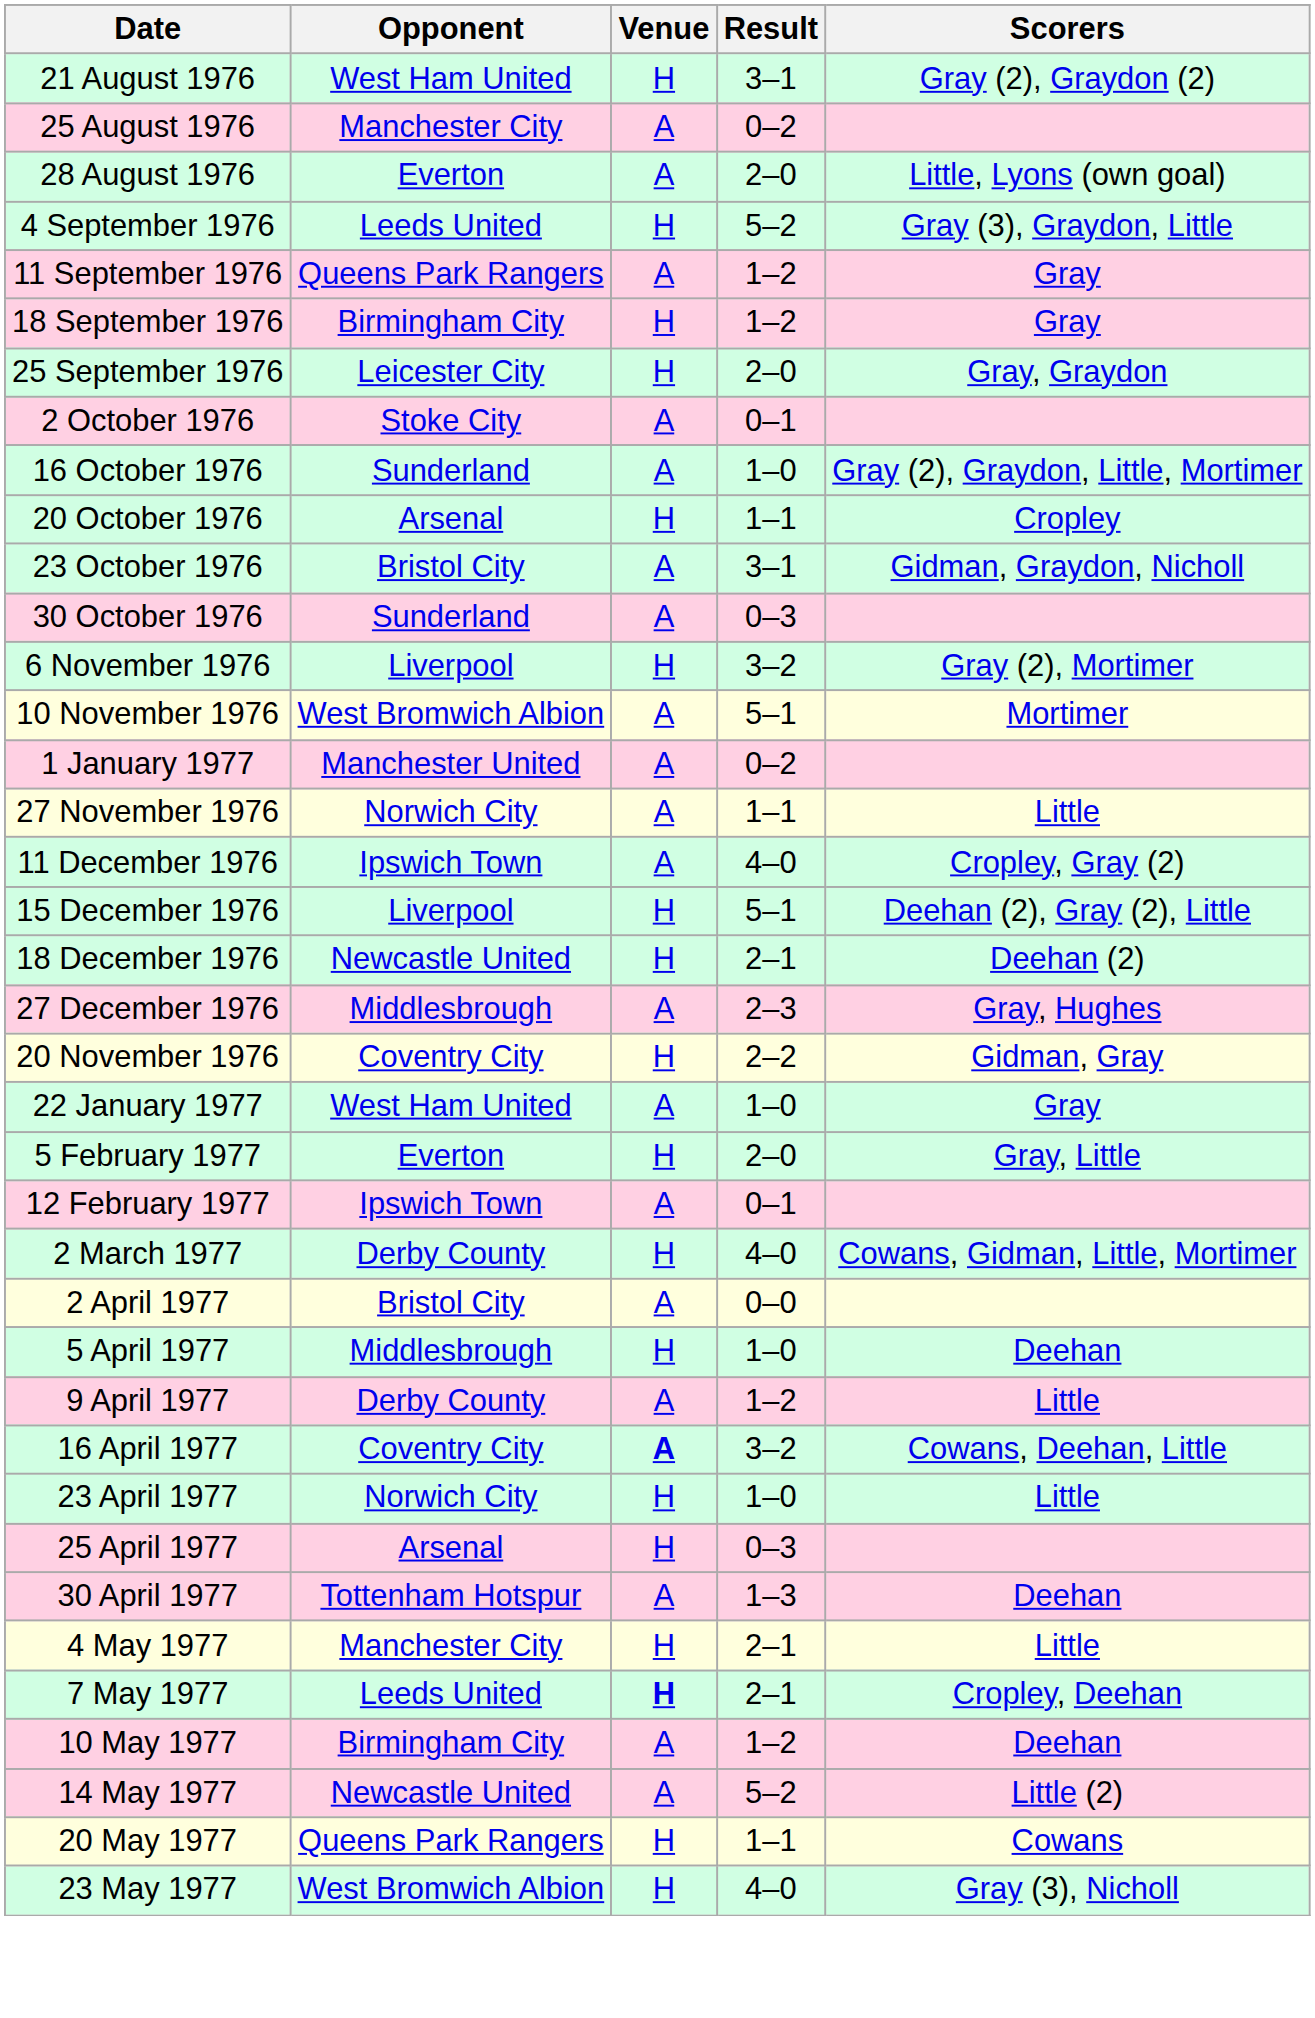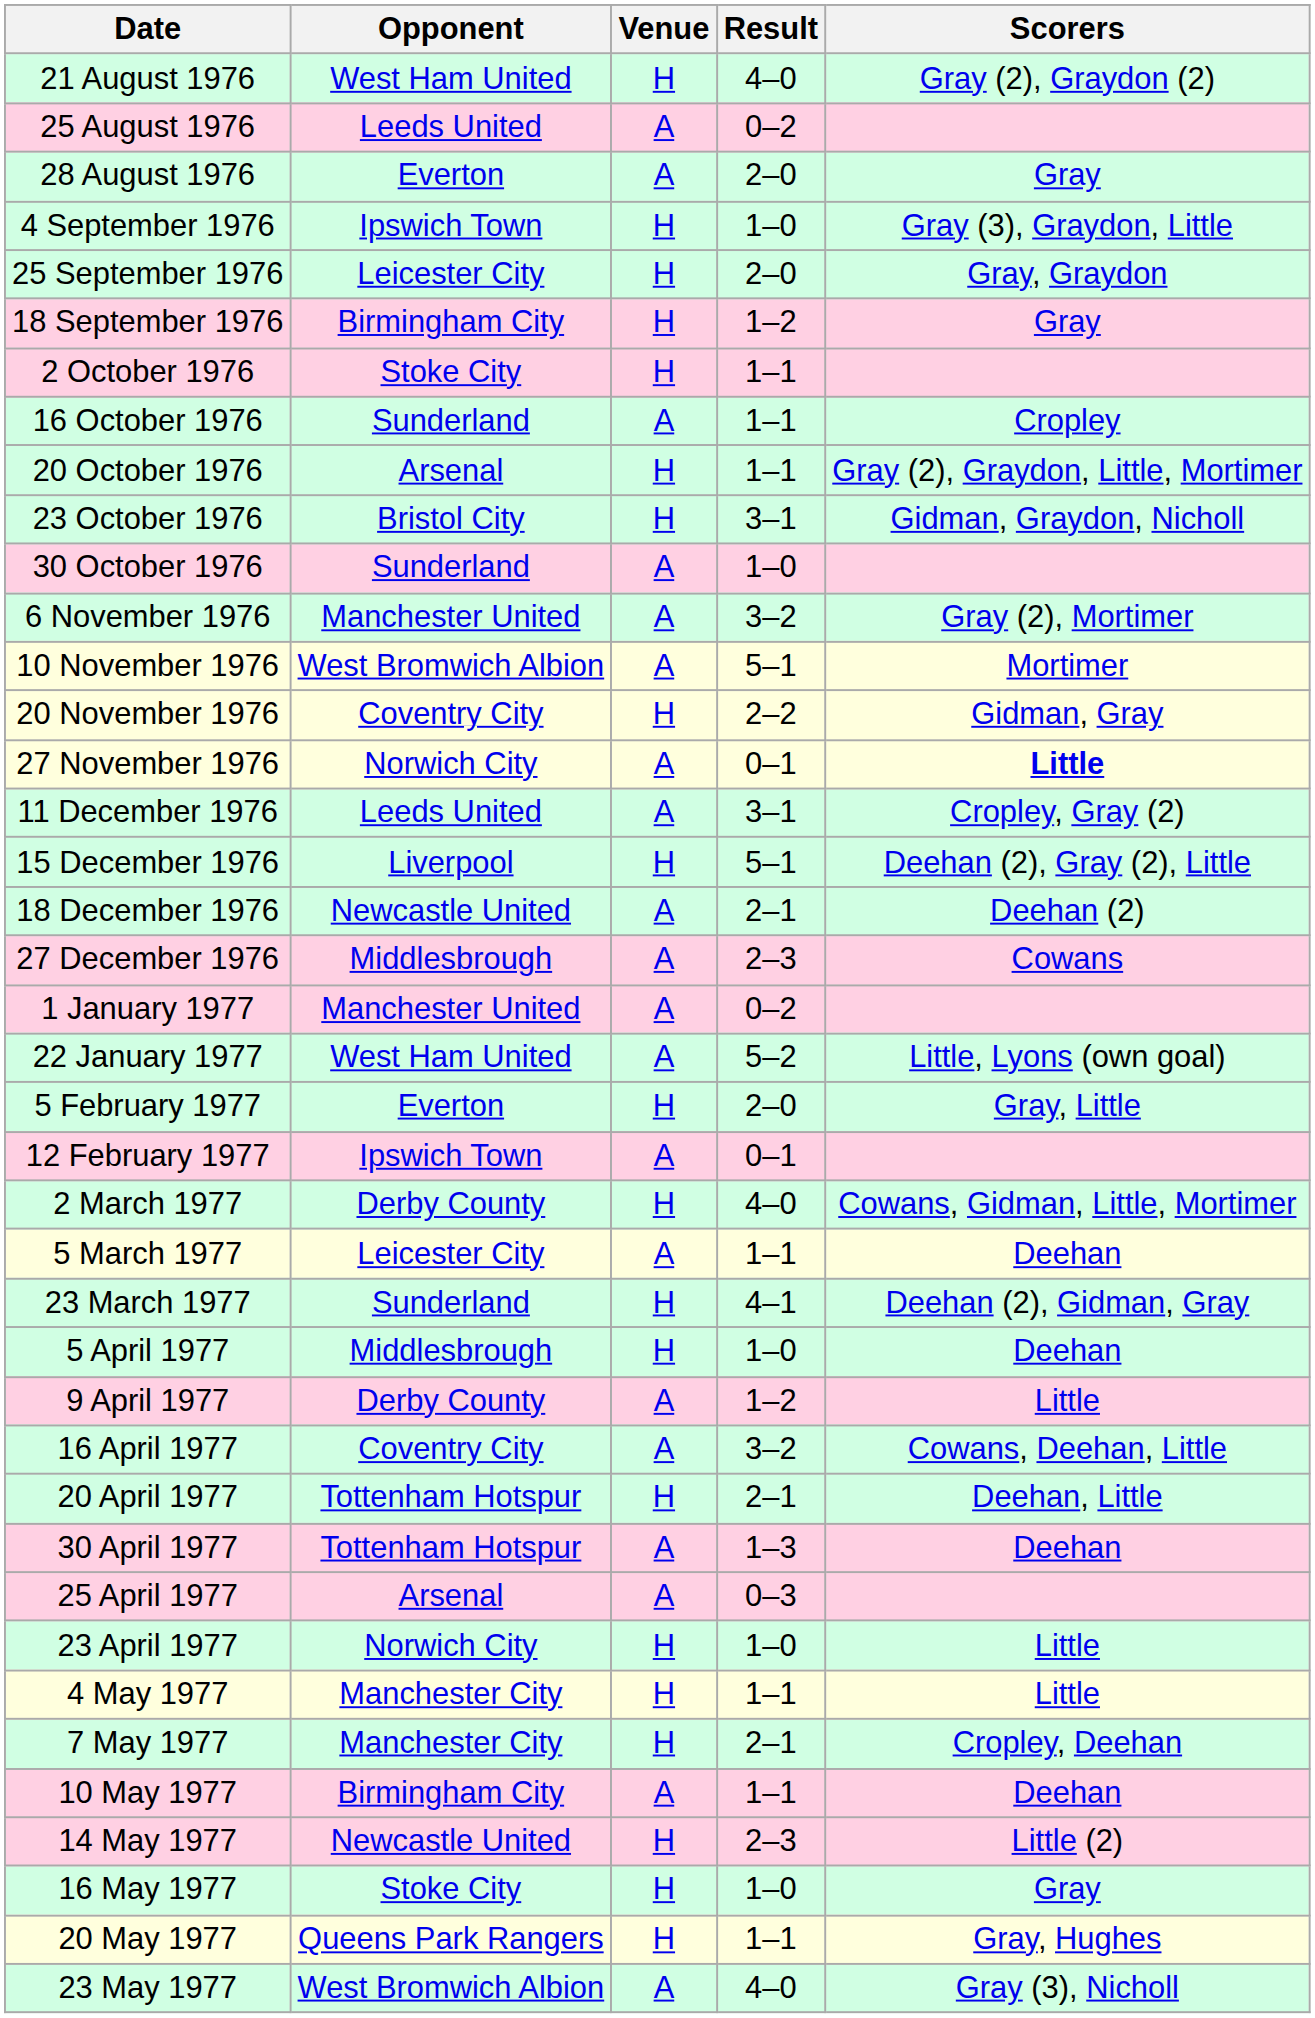(771, 77) 3–1 -> (771, 77) 4–0
(451, 126) Manchester City -> (451, 126) Leeds United
(1067, 175) Little, Lyons (own goal) -> (1067, 175) Gray
(451, 224) Leeds United -> (451, 224) Ipswich Town
(771, 224) 5–2 -> (771, 224) 1–0
- row: (148, 273)
rows swapped: (148, 322) <-> (148, 371)
(664, 420) A -> (664, 371) H
(771, 420) 0–1 -> (771, 371) 1–1
(771, 469) 1–0 -> (771, 420) 1–1
(1067, 469) Gray (2), Graydon, Little, Mortimer -> (1067, 420) Cropley
(1067, 518) Cropley -> (1067, 469) Gray (2), Graydon, Little, Mortimer
(664, 567) A -> (664, 518) H
(771, 616) 0–3 -> (771, 567) 1–0
(451, 665) Liverpool -> (451, 616) Manchester United
(664, 665) H -> (664, 616) A
rows swapped: (148, 1057) <-> (148, 763)
(771, 812) 1–1 -> (771, 763) 0–1
(1067, 812) normal -> (1067, 763) bold
(451, 861) Ipswich Town -> (451, 812) Leeds United
(771, 861) 4–0 -> (771, 812) 3–1
(664, 959) H -> (664, 910) A
(1067, 1008) Gray, Hughes -> (1067, 959) Cowans
(771, 1106) 1–0 -> (771, 1057) 5–2
(1067, 1106) Gray -> (1067, 1057) Little, Lyons (own goal)
+ row: (148, 1253)
+ row: (148, 1302)
- row: (148, 1302)
(664, 1449) bold -> (664, 1449) normal
+ row: (148, 1498)
rows swapped: (148, 1498) <-> (148, 1596)
(664, 1547) H -> (664, 1596) A
(771, 1645) 2–1 -> (771, 1694) 1–1
(451, 1694) Leeds United -> (451, 1743) Manchester City
(664, 1694) bold -> (664, 1743) normal
(771, 1743) 1–2 -> (771, 1792) 1–1
(664, 1792) A -> (664, 1841) H
(771, 1792) 5–2 -> (771, 1841) 2–3
+ row: (148, 1889)
(1067, 1841) Cowans -> (1067, 1938) Gray, Hughes
(664, 1889) H -> (664, 1987) A
